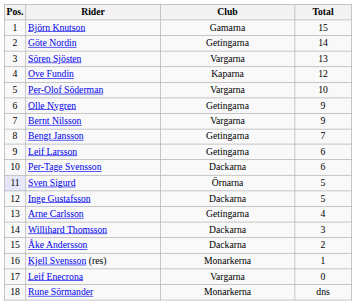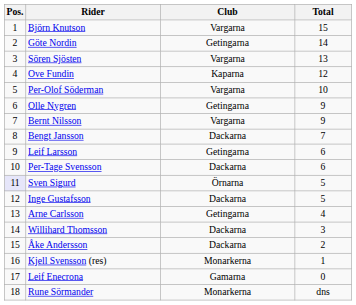(228, 27) Gamarna -> (228, 27) Vargarna
(228, 136) Getingarna -> (228, 136) Dackarna
(228, 276) Vargarna -> (228, 276) Gamarna
